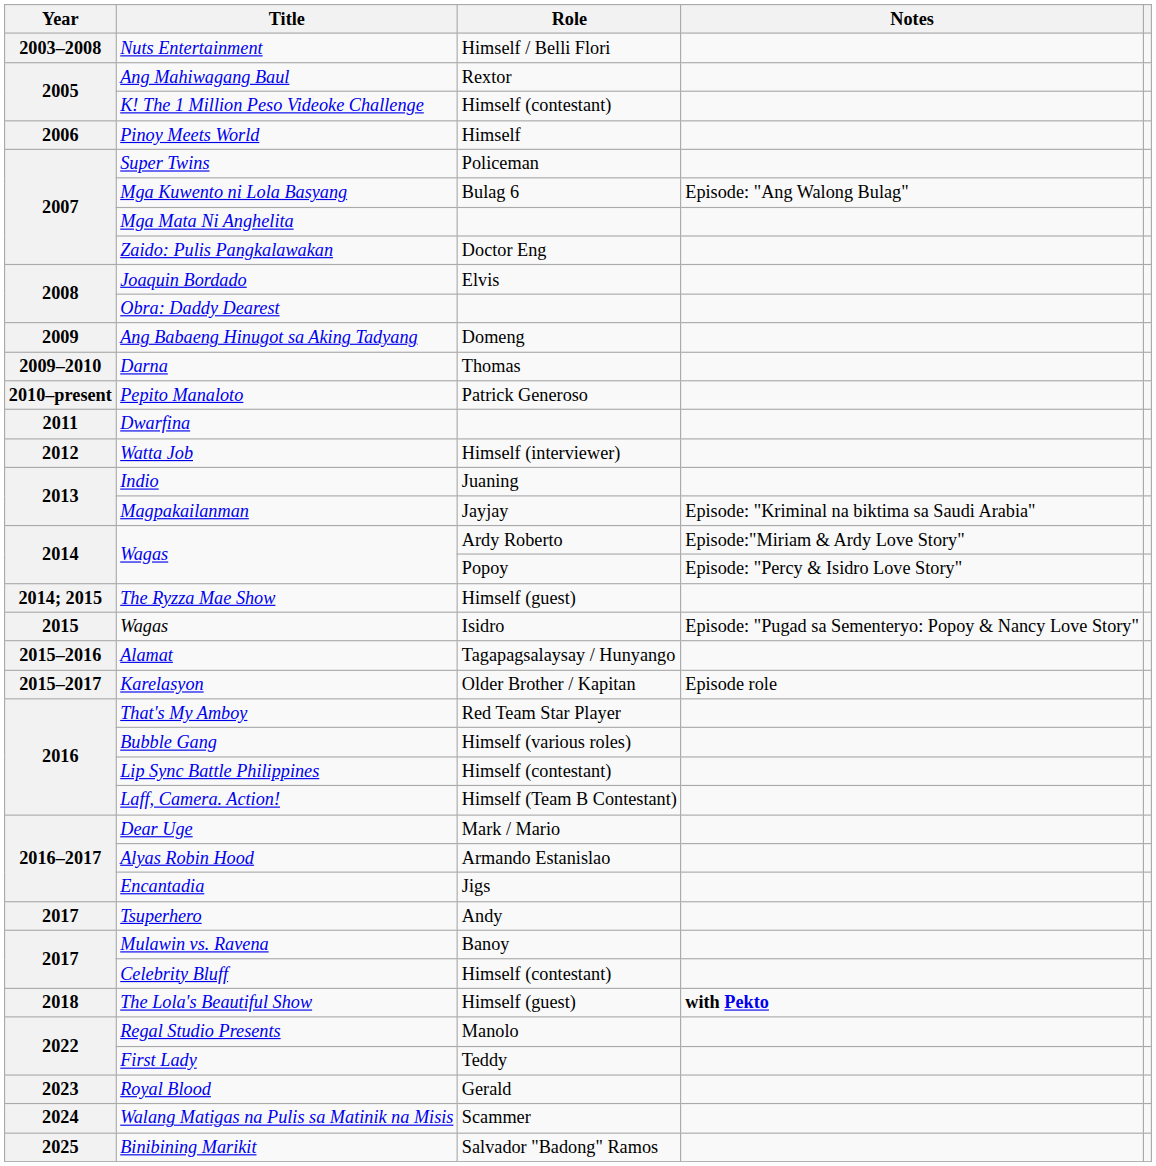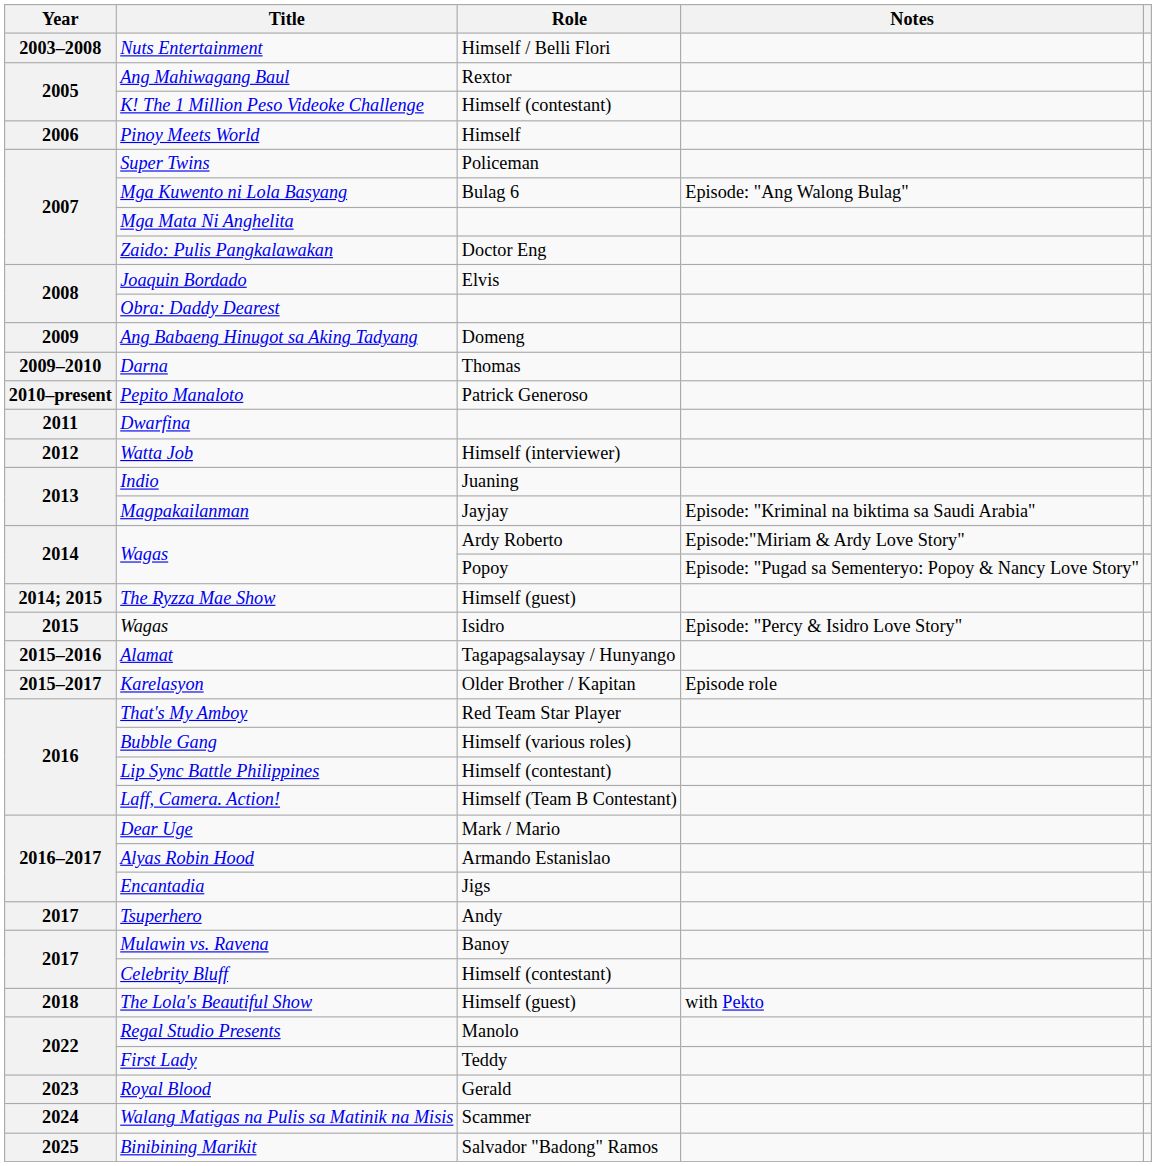(824, 568) Episode: "Percy & Isidro Love Story" -> (912, 568) Episode: "Pugad sa Sementeryo: Popoy & Nancy Love Story"
(912, 626) Episode: "Pugad sa Sementeryo: Popoy & Nancy Love Story" -> (824, 626) Episode: "Percy & Isidro Love Story"
(727, 1002) bold -> (725, 1002) normal
